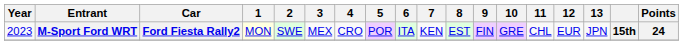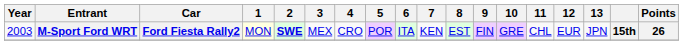(20, 31) 2023 -> (20, 31) 2003
(290, 31) normal -> (290, 31) bold
(659, 31) 24 -> (659, 31) 26
